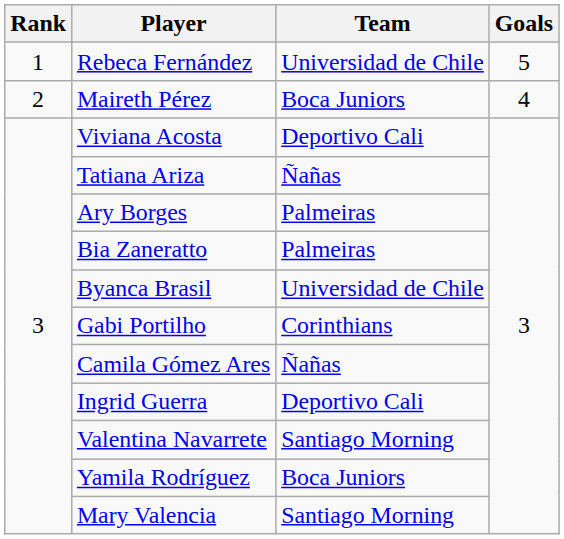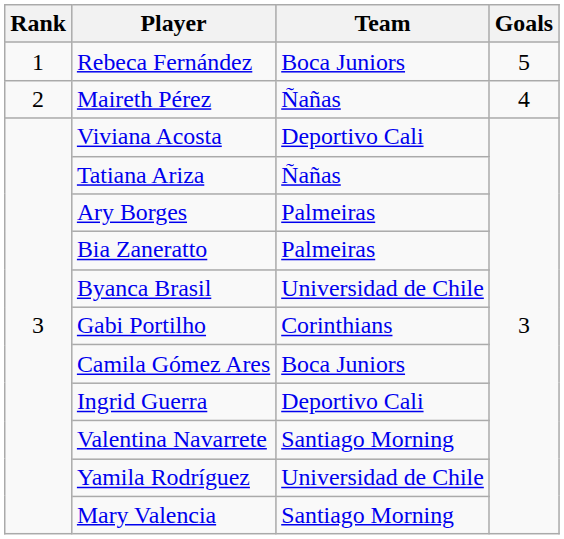(383, 61) Universidad de Chile -> (343, 61) Boca Juniors
(343, 99) Boca Juniors -> (311, 99) Ñañas
(311, 363) Ñañas -> (343, 363) Boca Juniors
(343, 477) Boca Juniors -> (383, 477) Universidad de Chile
